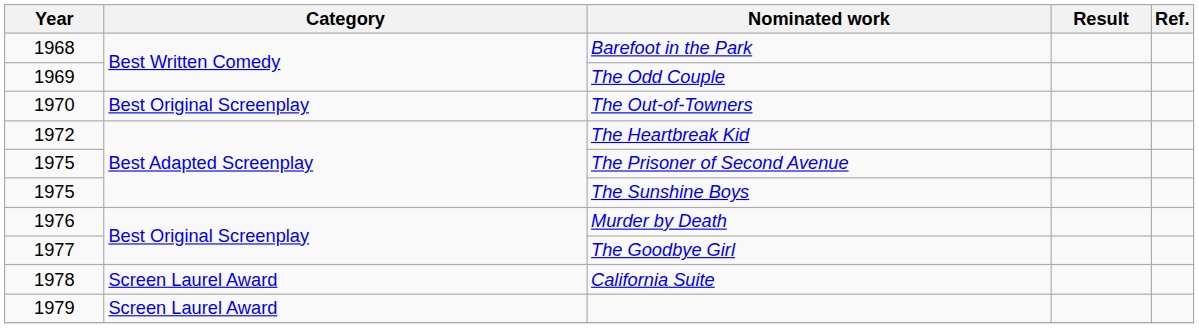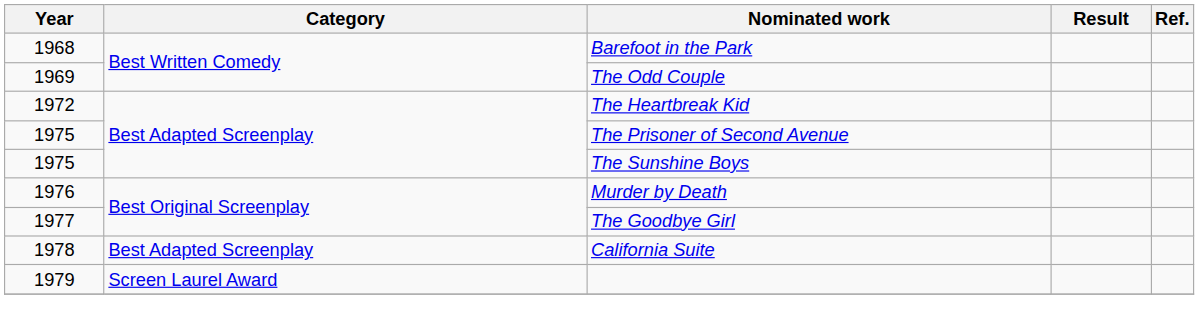- row: (54, 105)
(193, 279) Screen Laurel Award -> (211, 250) Best Adapted Screenplay
